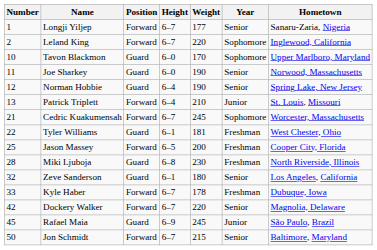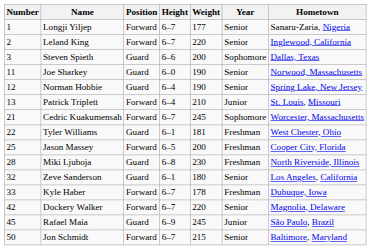(245, 42) Sophomore -> (236, 42) Senior
+ row: (68, 57)
- row: (74, 57)
